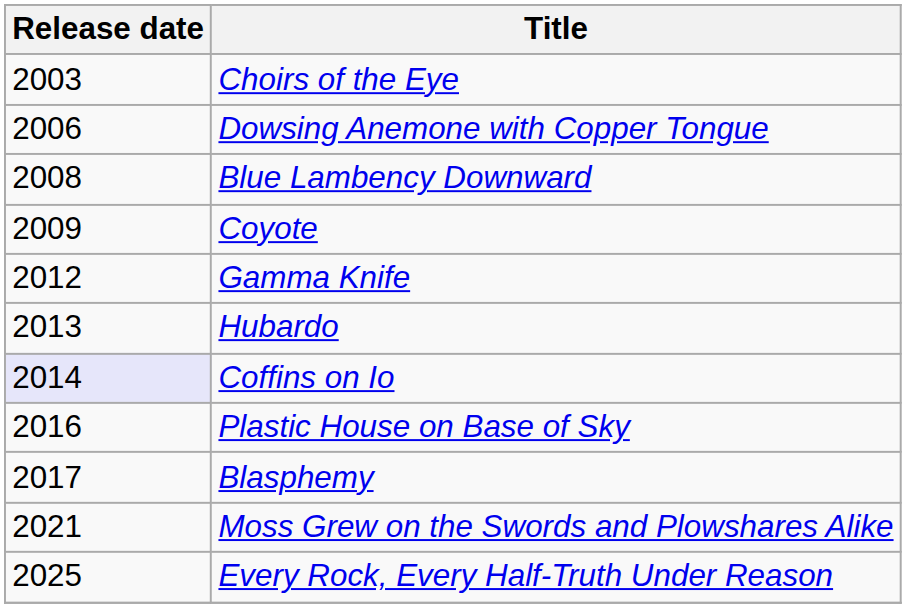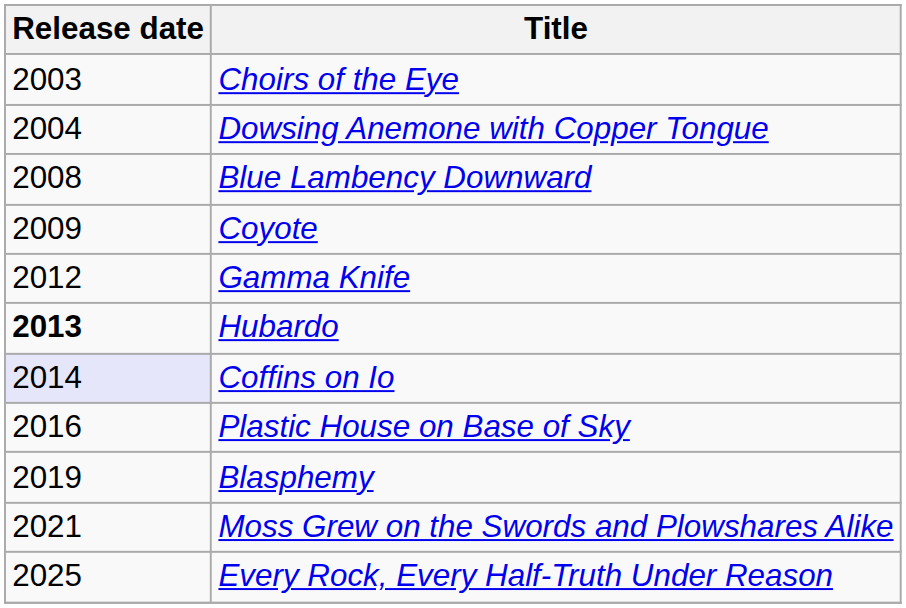(47, 128) 2006 -> (47, 128) 2004
(47, 327) normal -> (47, 327) bold
(47, 476) 2017 -> (47, 476) 2019
